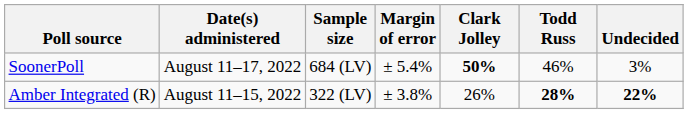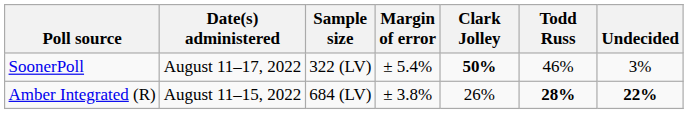(340, 66) 684 (LV) -> (340, 66) 322 (LV)
(340, 95) 322 (LV) -> (340, 95) 684 (LV)
